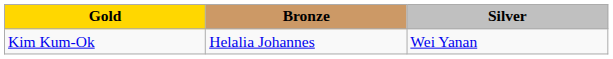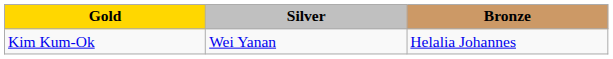columns swapped: (507, 16) <-> (306, 16)
